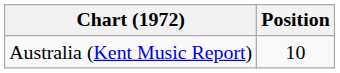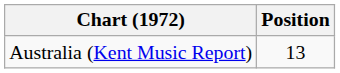(296, 51) 10 -> (296, 51) 13
